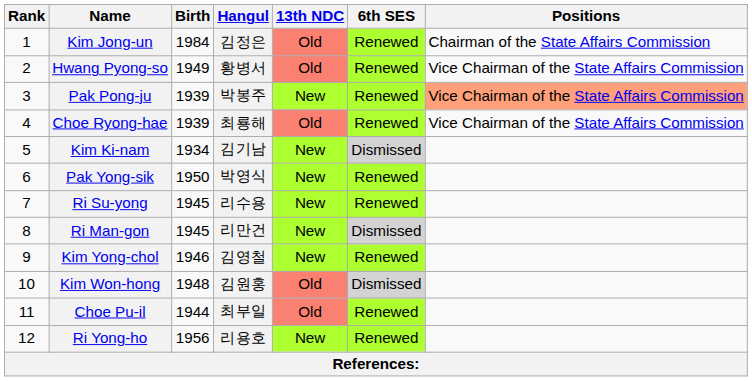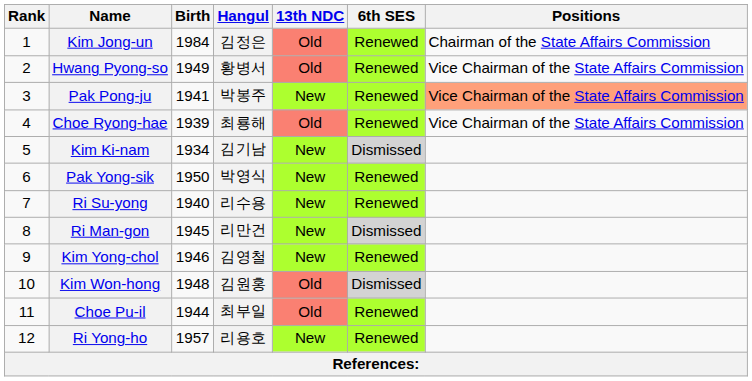(193, 95) 1939 -> (193, 95) 1941
(193, 203) 1945 -> (193, 203) 1940
(193, 338) 1956 -> (193, 338) 1957
